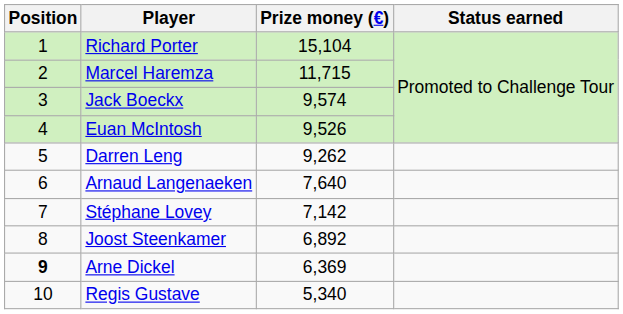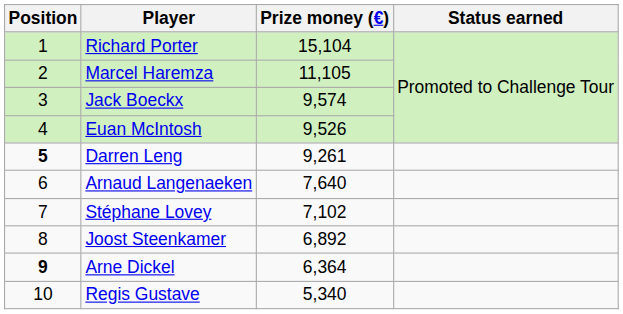(325, 73) 11,715 -> (325, 73) 11,105
(43, 156) normal -> (43, 156) bold
(325, 156) 9,262 -> (325, 156) 9,261
(325, 211) 7,142 -> (325, 211) 7,102
(325, 267) 6,369 -> (325, 267) 6,364
